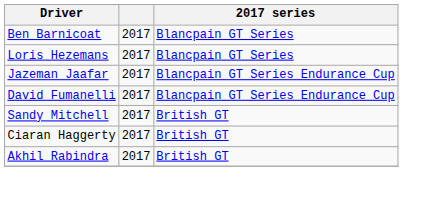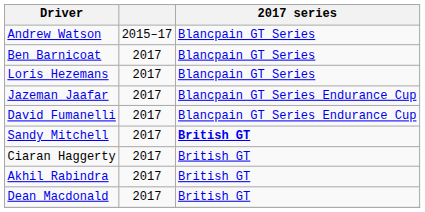+ row: (54, 35)
(192, 116) normal -> (214, 136) bold
+ row: (58, 197)
